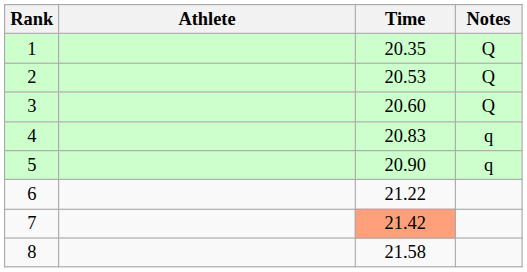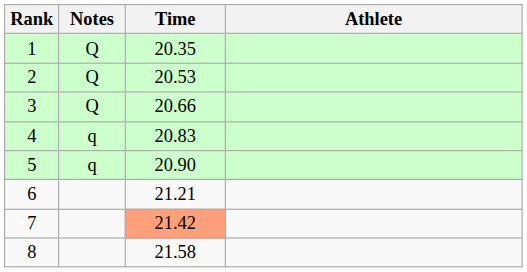columns swapped: (207, 19) <-> (489, 19)
(405, 106) 20.60 -> (175, 106) 20.66
(405, 194) 21.22 -> (175, 194) 21.21
